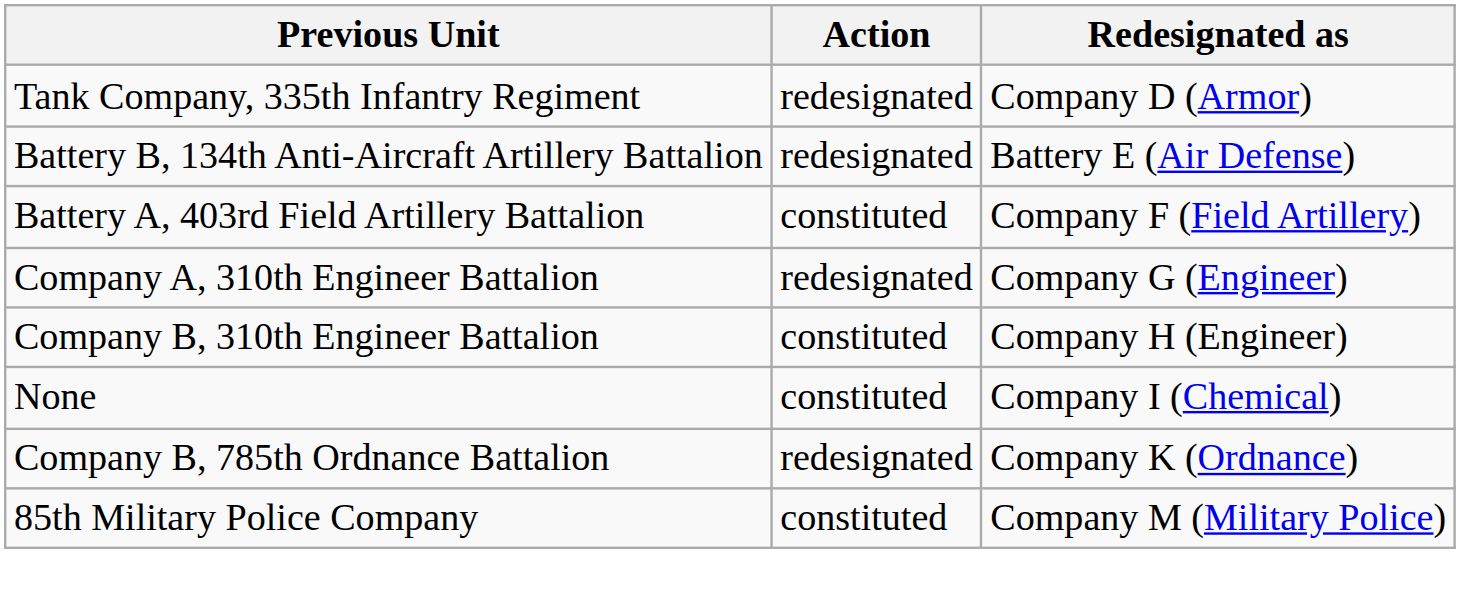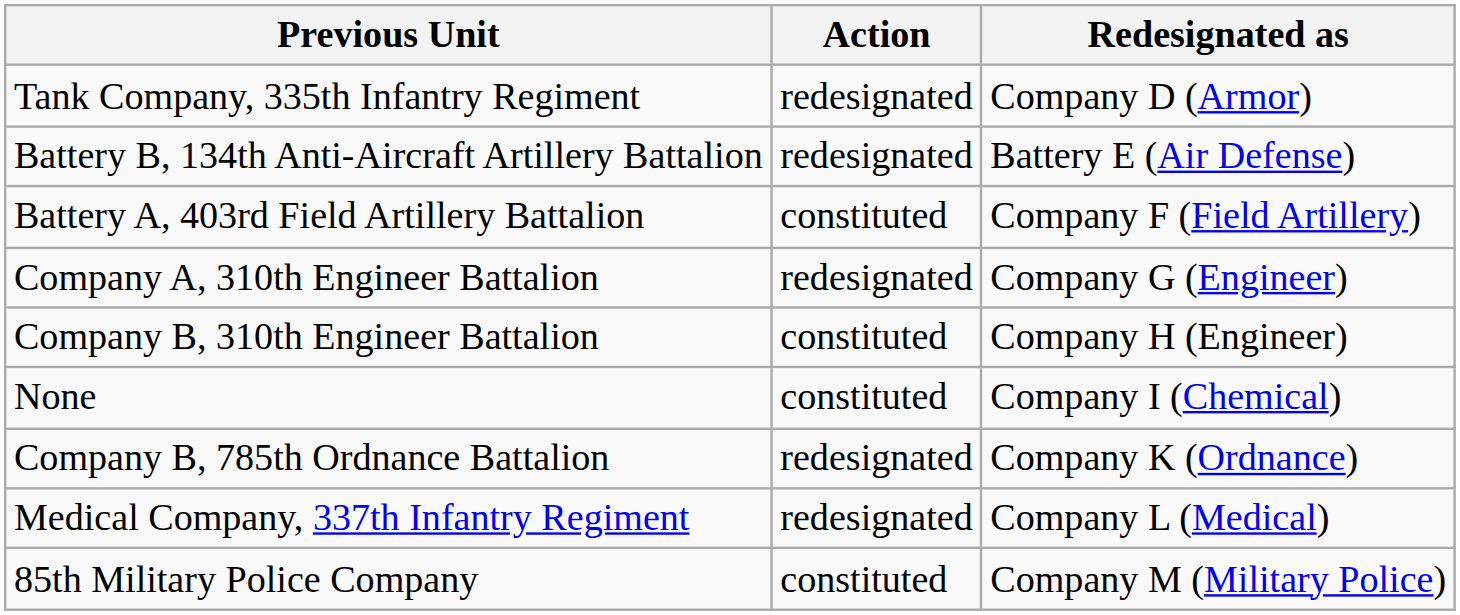+ row: (352, 517)
